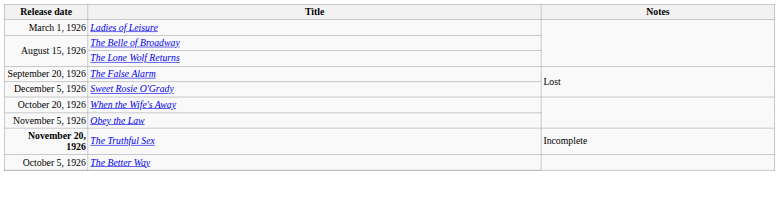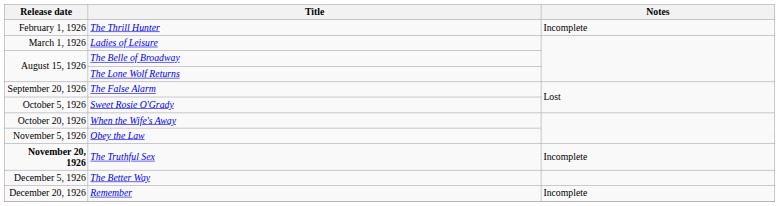+ row: (125, 27)
(50, 89) December 5, 1926 -> (54, 105) October 5, 1926
(54, 162) October 5, 1926 -> (50, 178) December 5, 1926
+ row: (111, 193)
